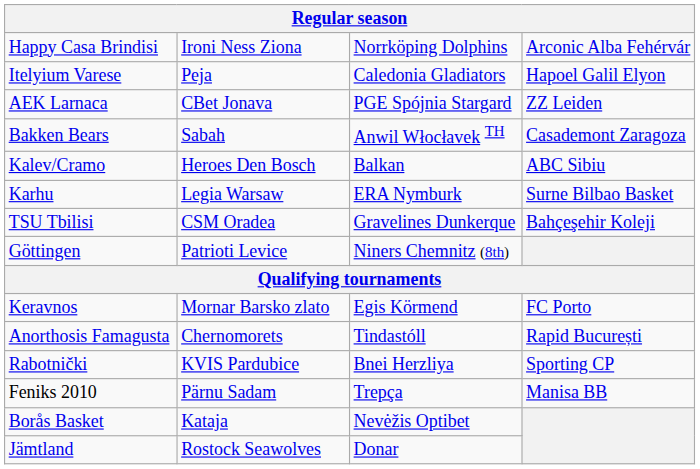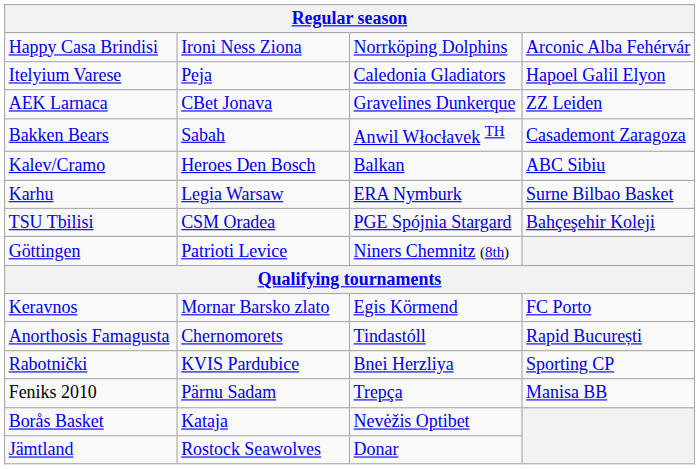(433, 103) PGE Spójnia Stargard -> (434, 103) Gravelines Dunkerque
(434, 222) Gravelines Dunkerque -> (433, 222) PGE Spójnia Stargard
